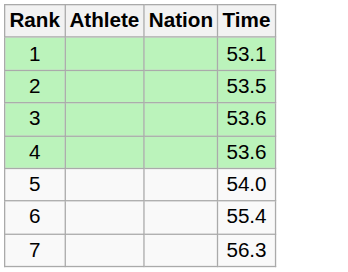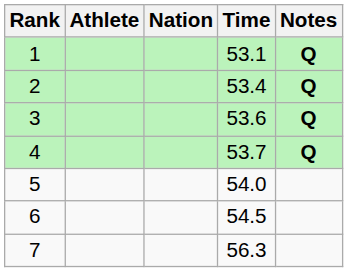+ column: (309, 20)
(246, 86) 53.5 -> (246, 86) 53.4
(246, 151) 53.6 -> (246, 151) 53.7
(246, 217) 55.4 -> (246, 217) 54.5
